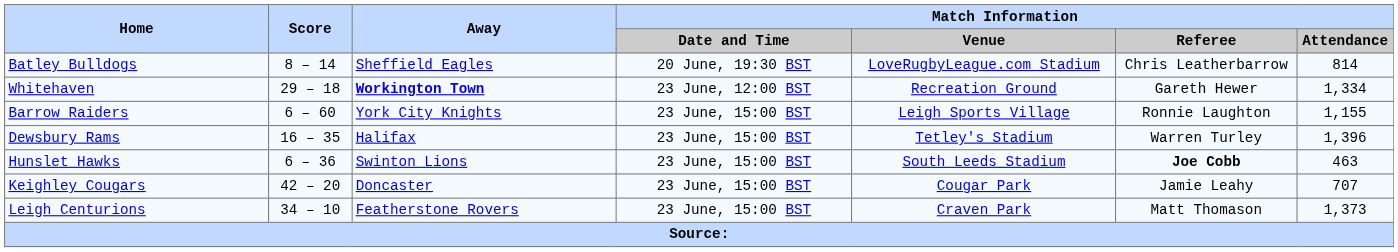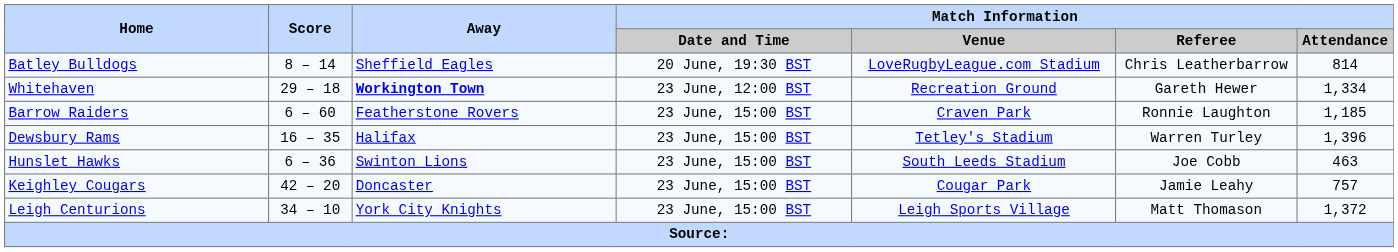(429, 113) York City Knights -> (437, 113) Featherstone Rovers
(984, 113) Leigh Sports Village -> (984, 113) Craven Park
(1345, 113) 1,155 -> (1345, 113) 1,185
(1206, 162) bold -> (1206, 162) normal
(1345, 186) 707 -> (1345, 186) 757
(437, 210) Featherstone Rovers -> (429, 210) York City Knights
(984, 210) Craven Park -> (984, 210) Leigh Sports Village
(1345, 210) 1,373 -> (1345, 210) 1,372
